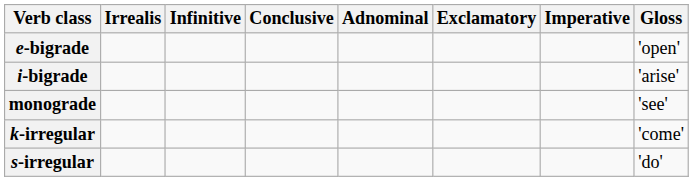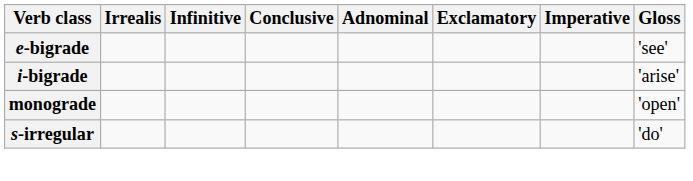(659, 47) 'open' -> (653, 47) 'see'
(653, 104) 'see' -> (659, 104) 'open'
- row: (52, 133)
